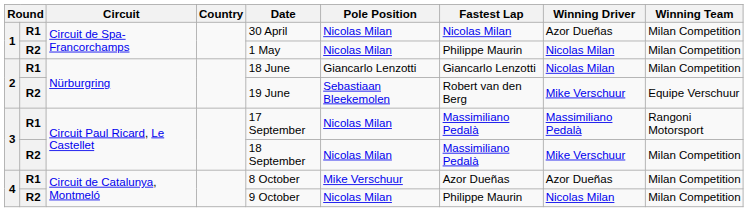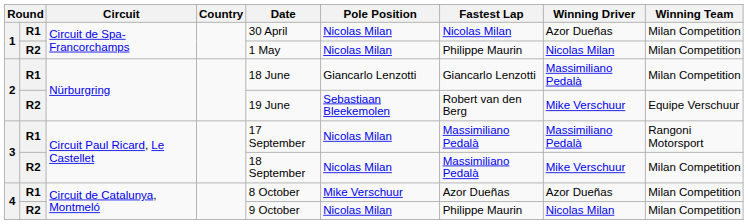(580, 68) Nicolas Milan -> (579, 74) Massimiliano Pedalà
